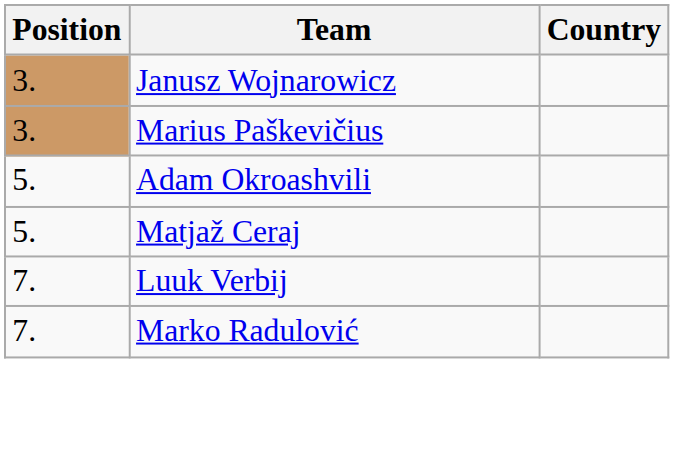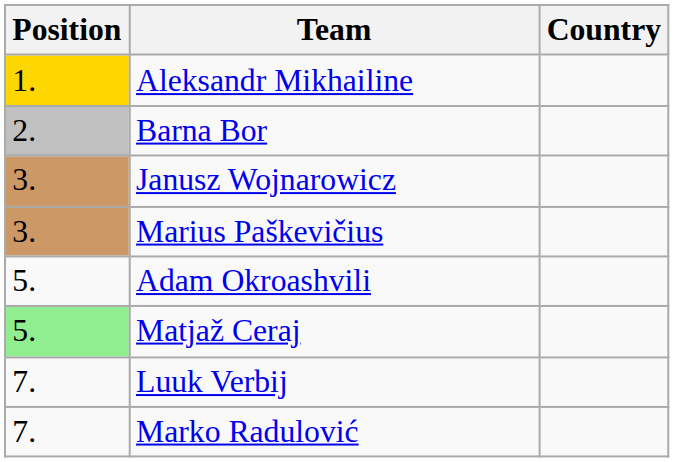+ row: (275, 79)
+ row: (202, 130)
(24, 230) no background -> (24, 331) lightgreen background
